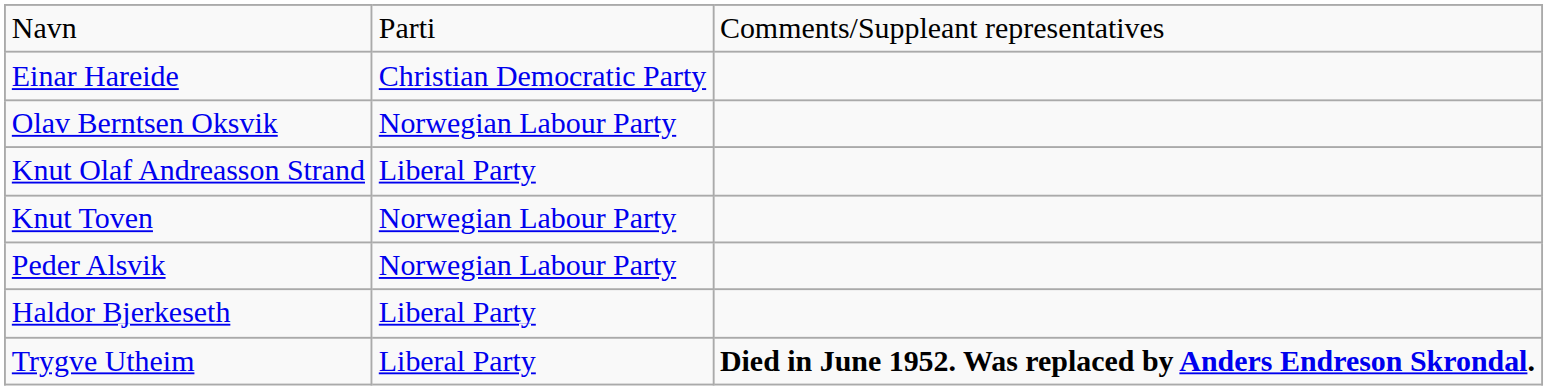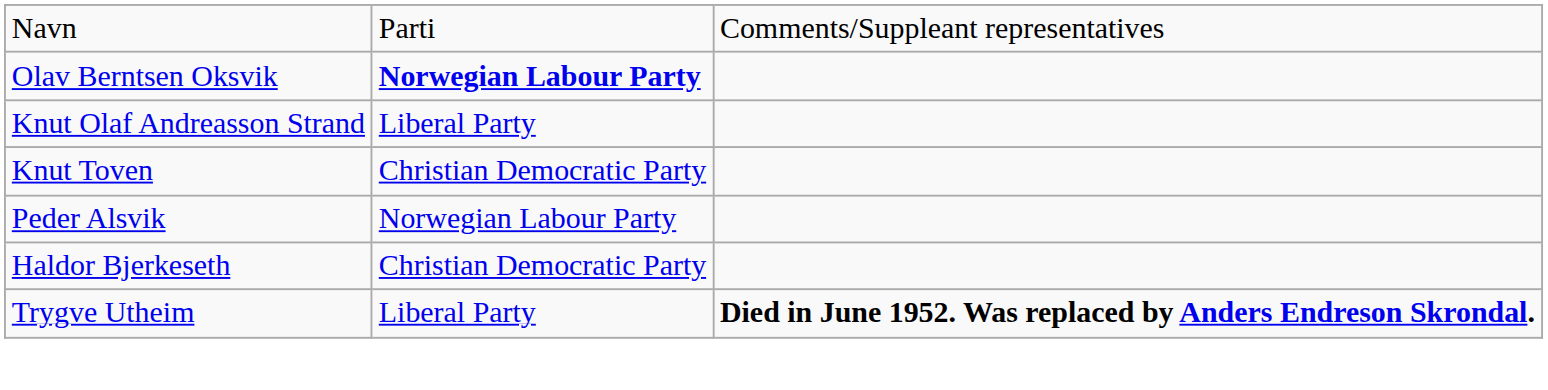- row: (95, 75)
(528, 123) normal -> (540, 75) bold
(528, 218) Norwegian Labour Party -> (542, 170) Christian Democratic Party
(457, 312) Liberal Party -> (542, 265) Christian Democratic Party
